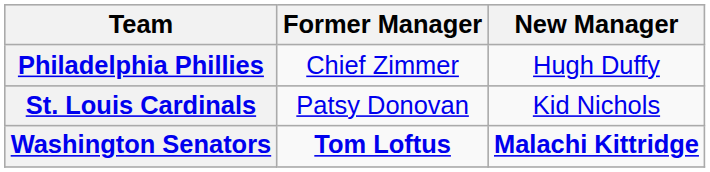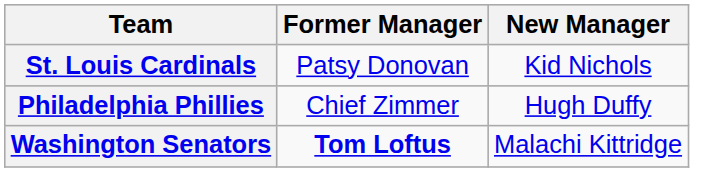rows swapped: (141, 65) <-> (141, 105)
(596, 145) bold -> (588, 145) normal
